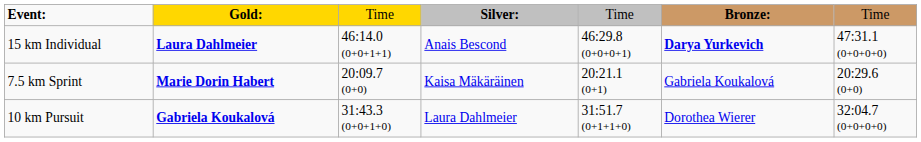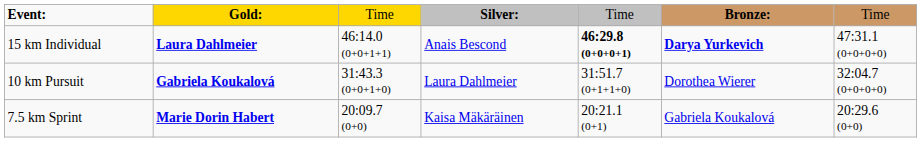(606, 44) normal -> (606, 44) bold
rows swapped: (45, 81) <-> (46, 118)
